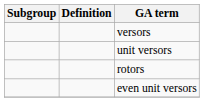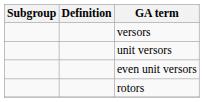rows swapped: (157, 87) <-> (131, 69)
